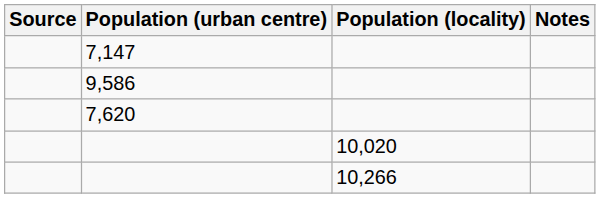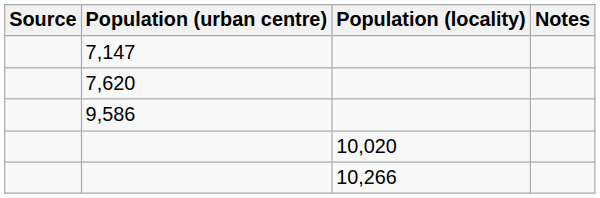rows swapped: (110, 114) <-> (110, 83)
